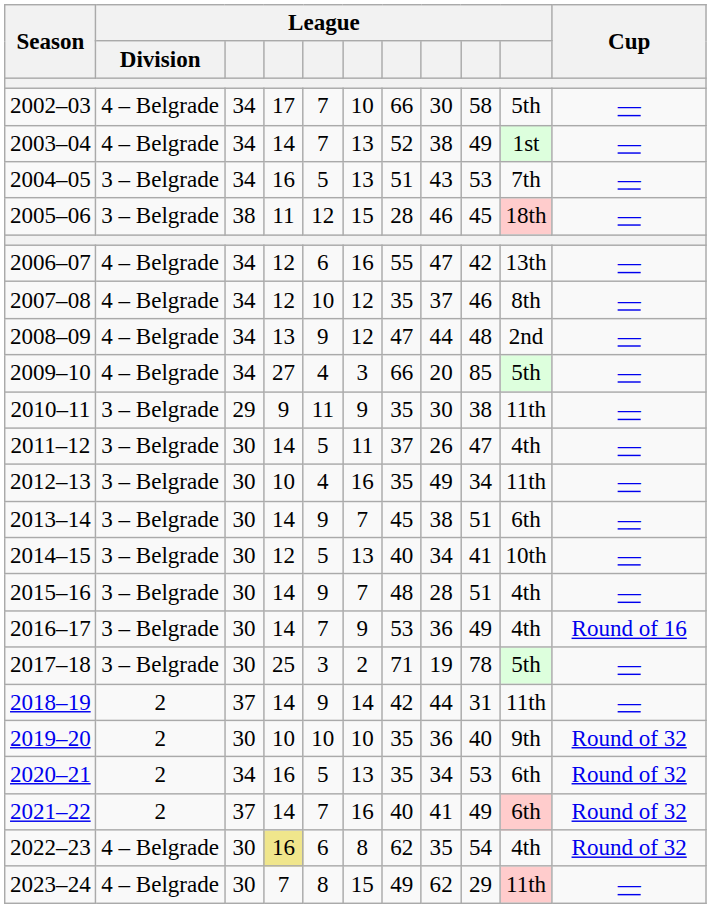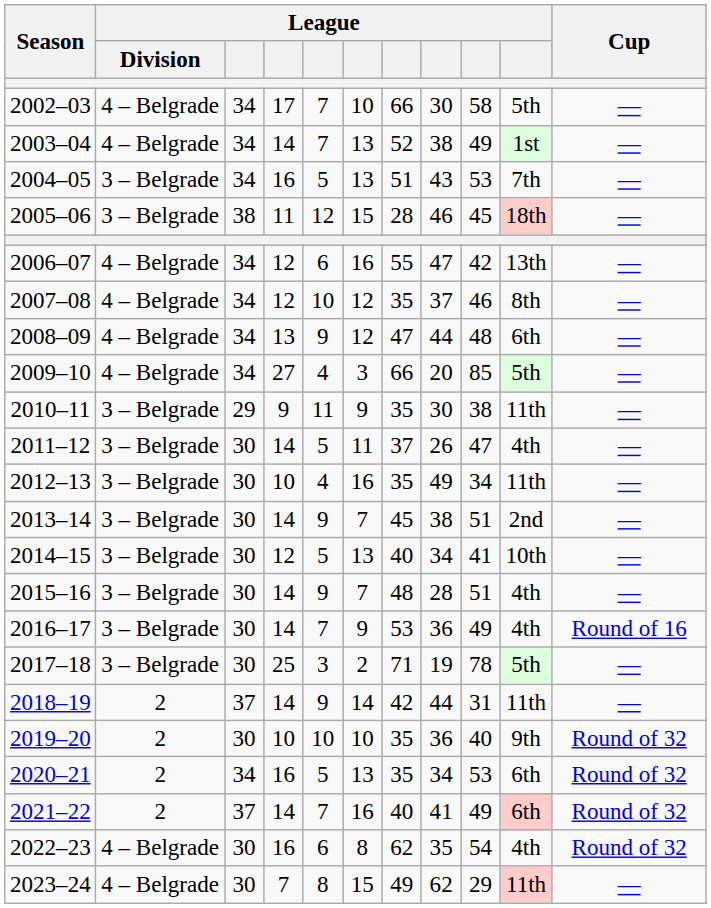(526, 336) 2nd -> (526, 336) 6th
(526, 519) 6th -> (526, 519) 2nd
(283, 847) khaki background -> (283, 847) no background
